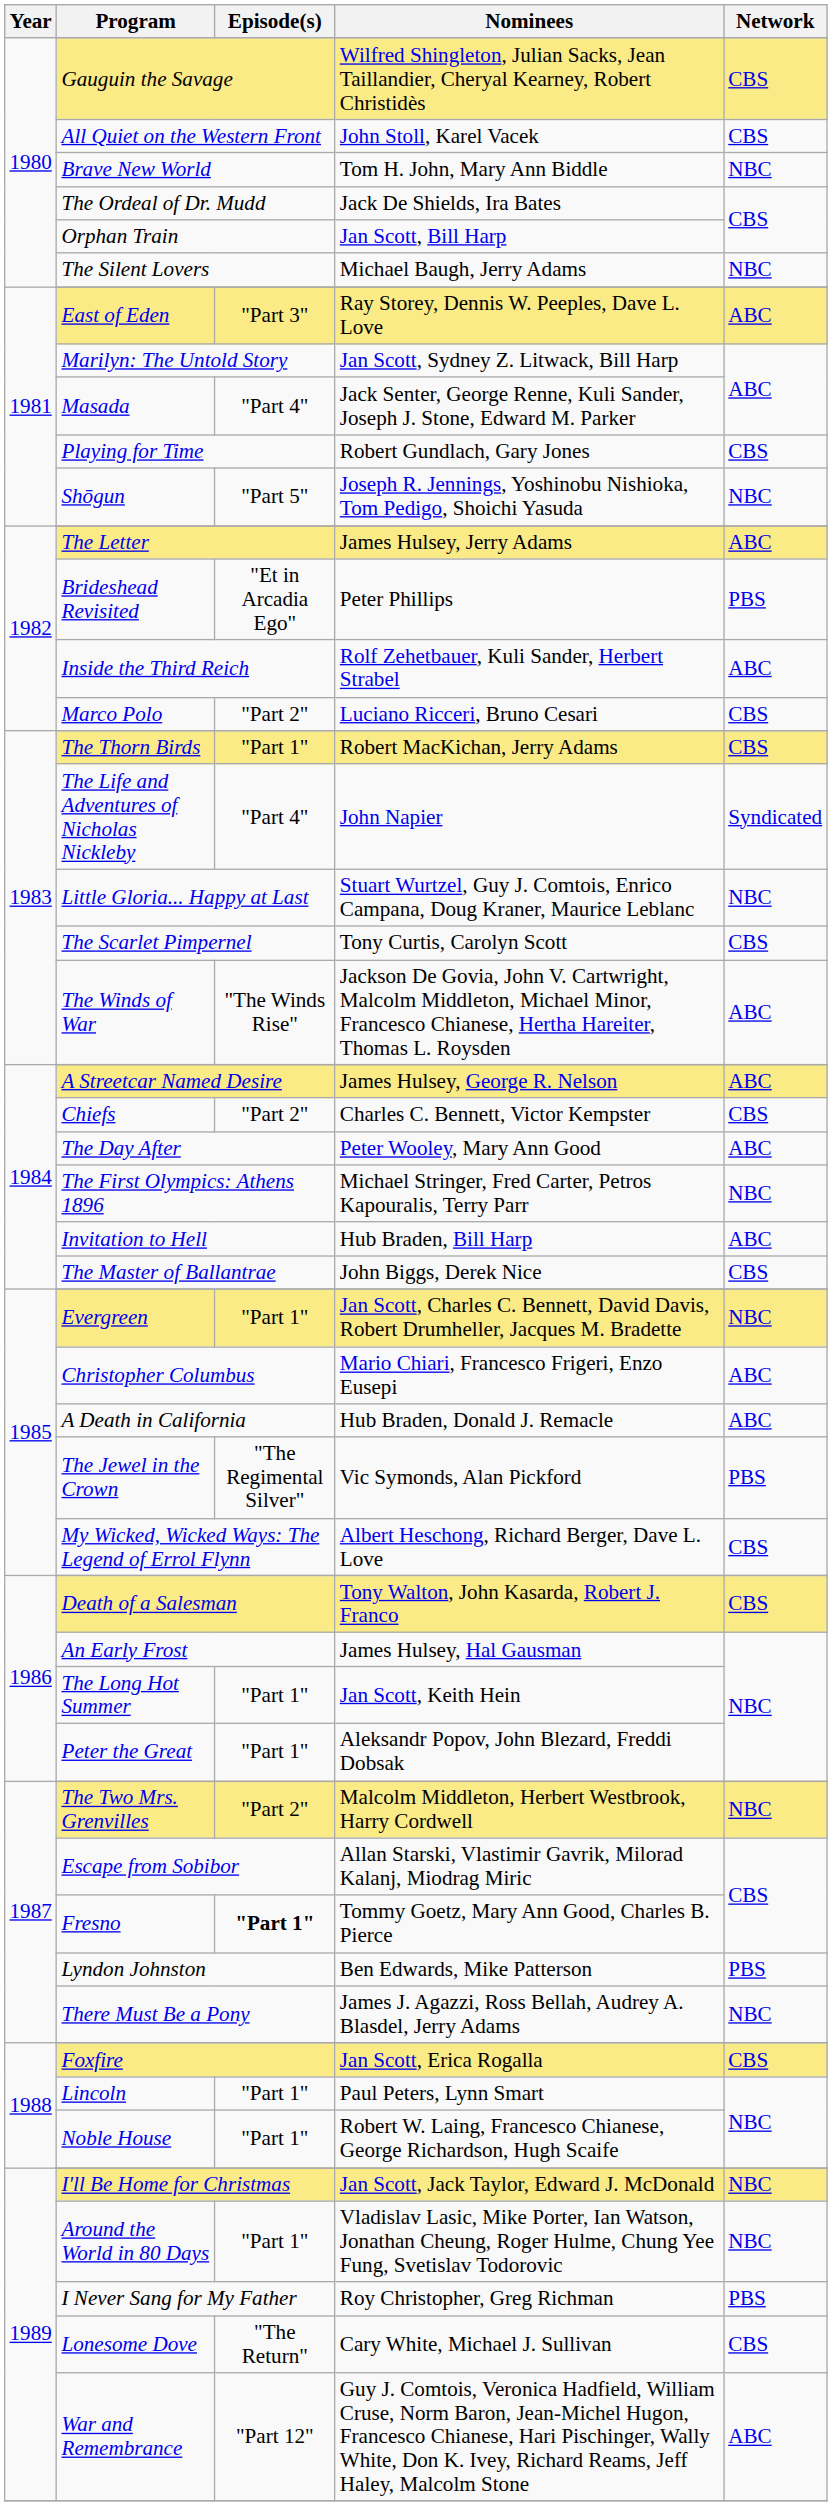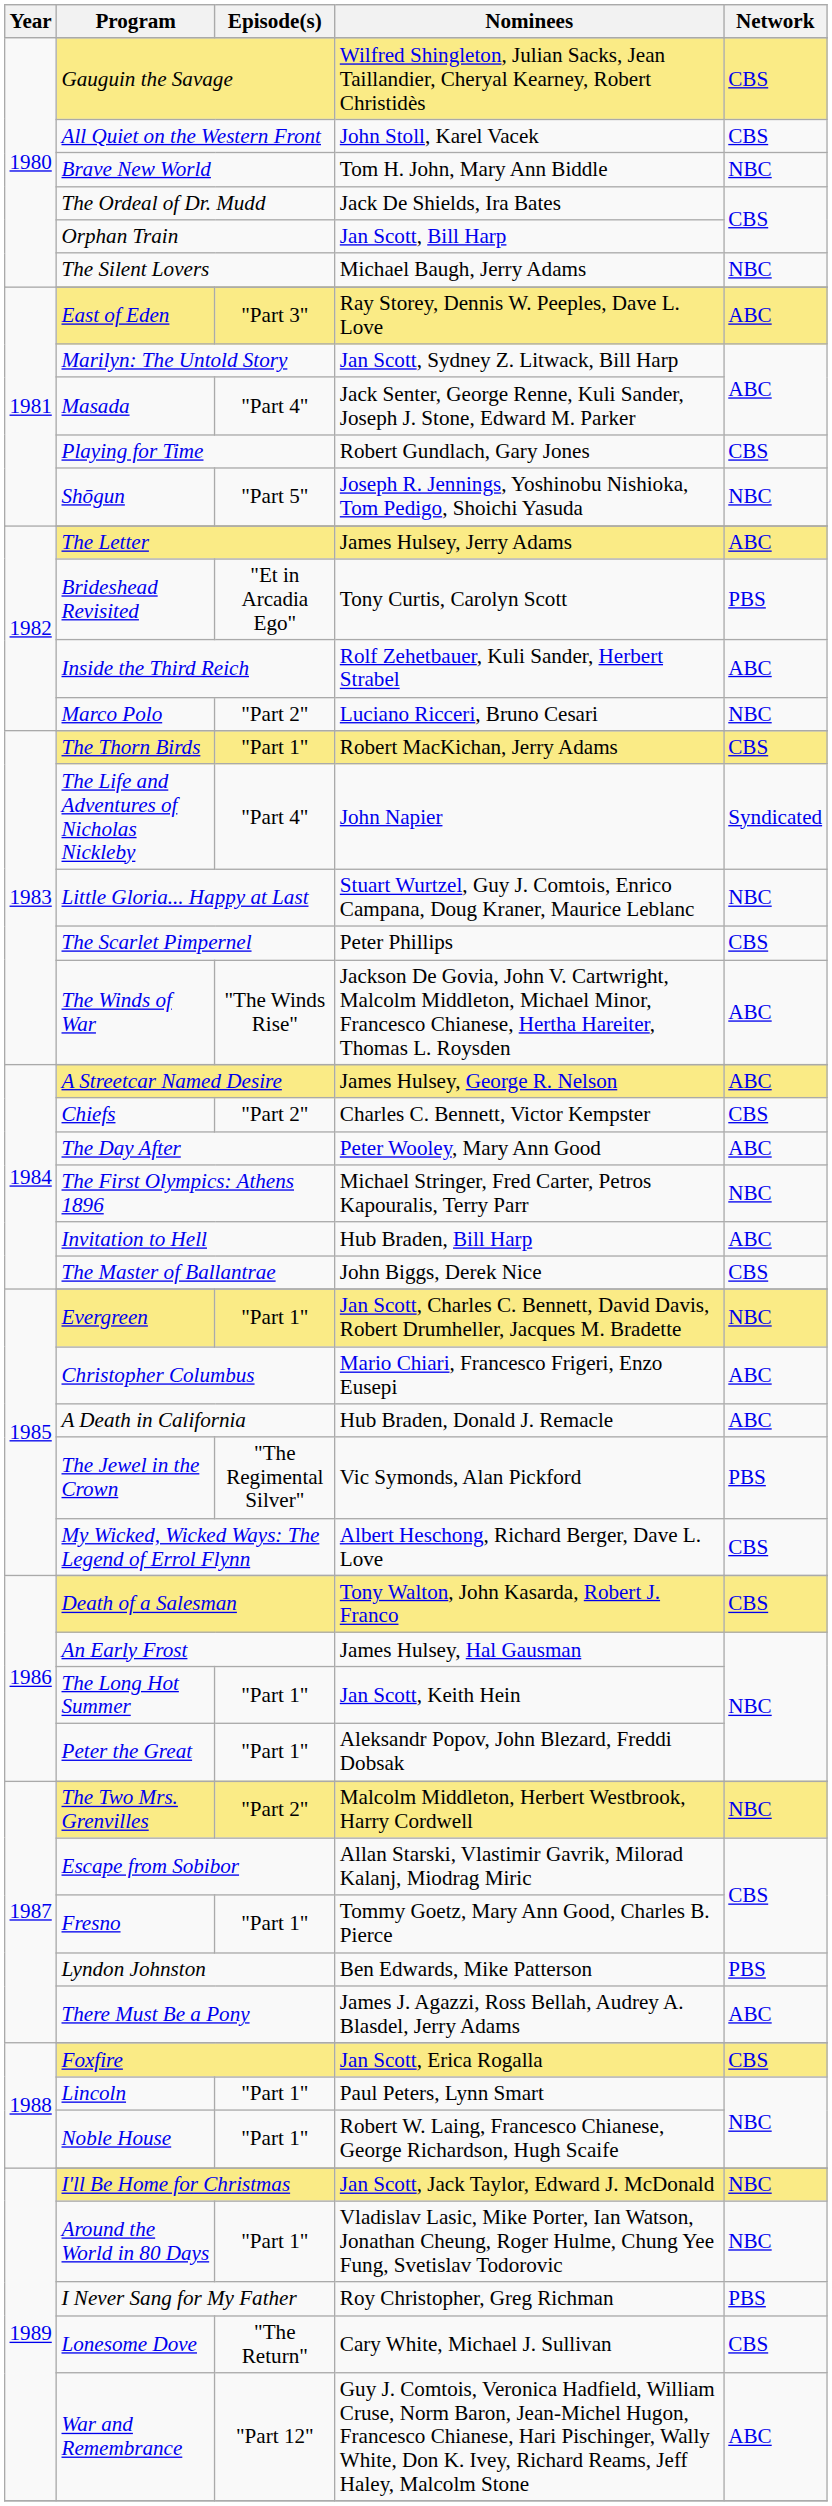(396, 599) Peter Phillips -> (453, 599) Tony Curtis, Carolyn Scott
(748, 713) CBS -> (750, 713) NBC
(453, 942) Tony Curtis, Carolyn Scott -> (396, 942) Peter Phillips
(275, 1923) bold -> (275, 1923) normal
(750, 2014) NBC -> (750, 2014) ABC
